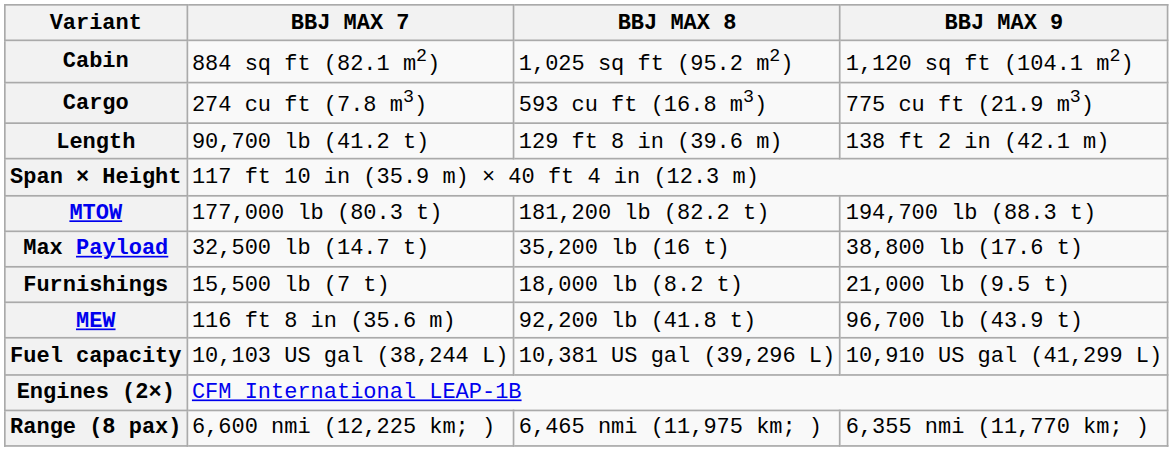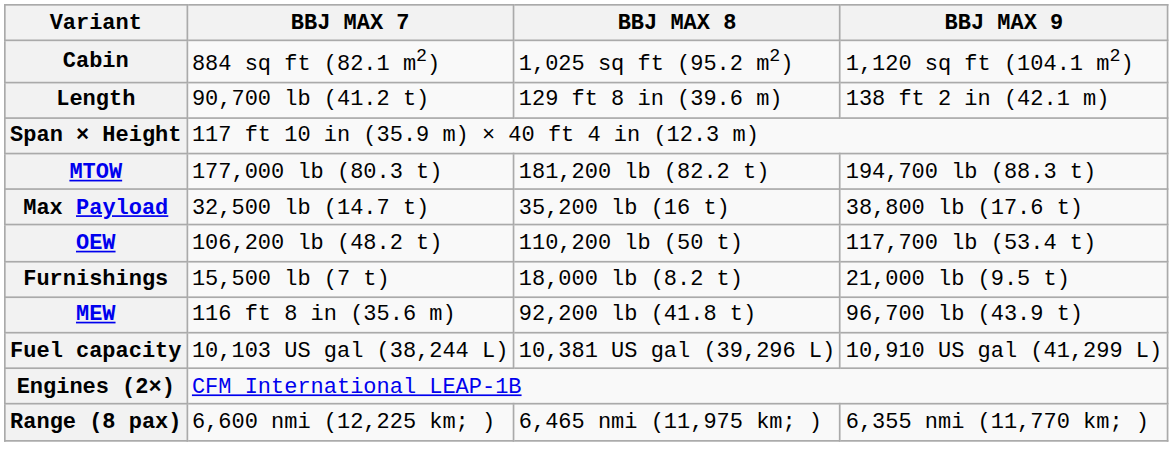- row: (96, 103)
+ row: (96, 243)
